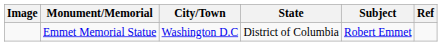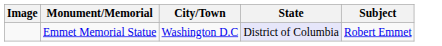- column: (426, 13)
(291, 31) no background -> (291, 31) lavender background
